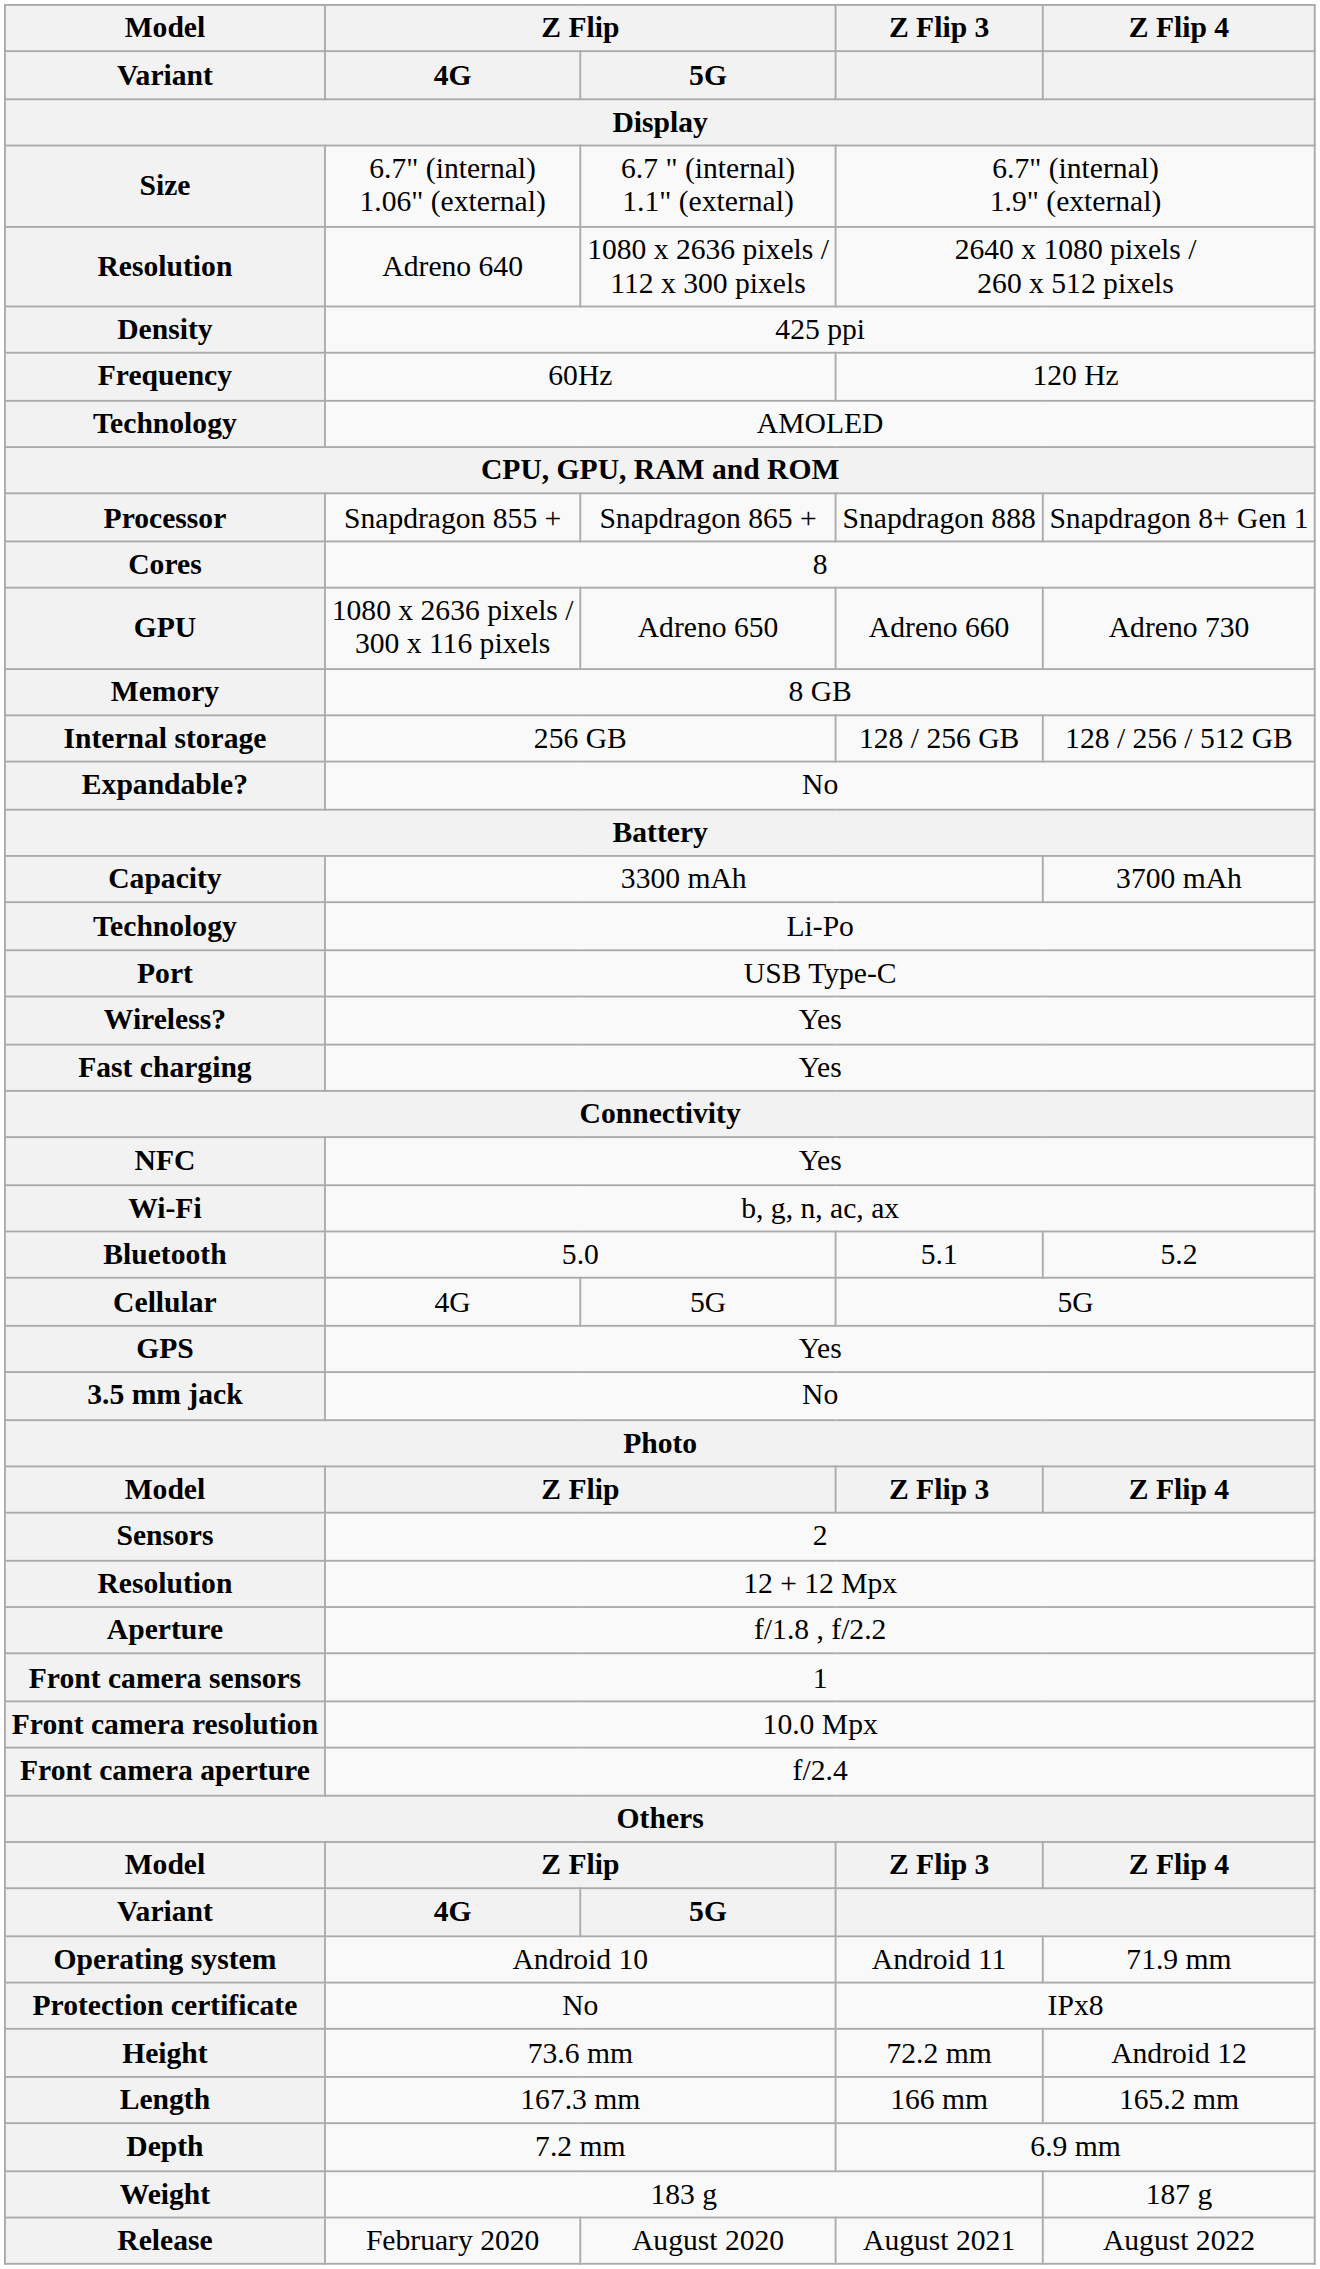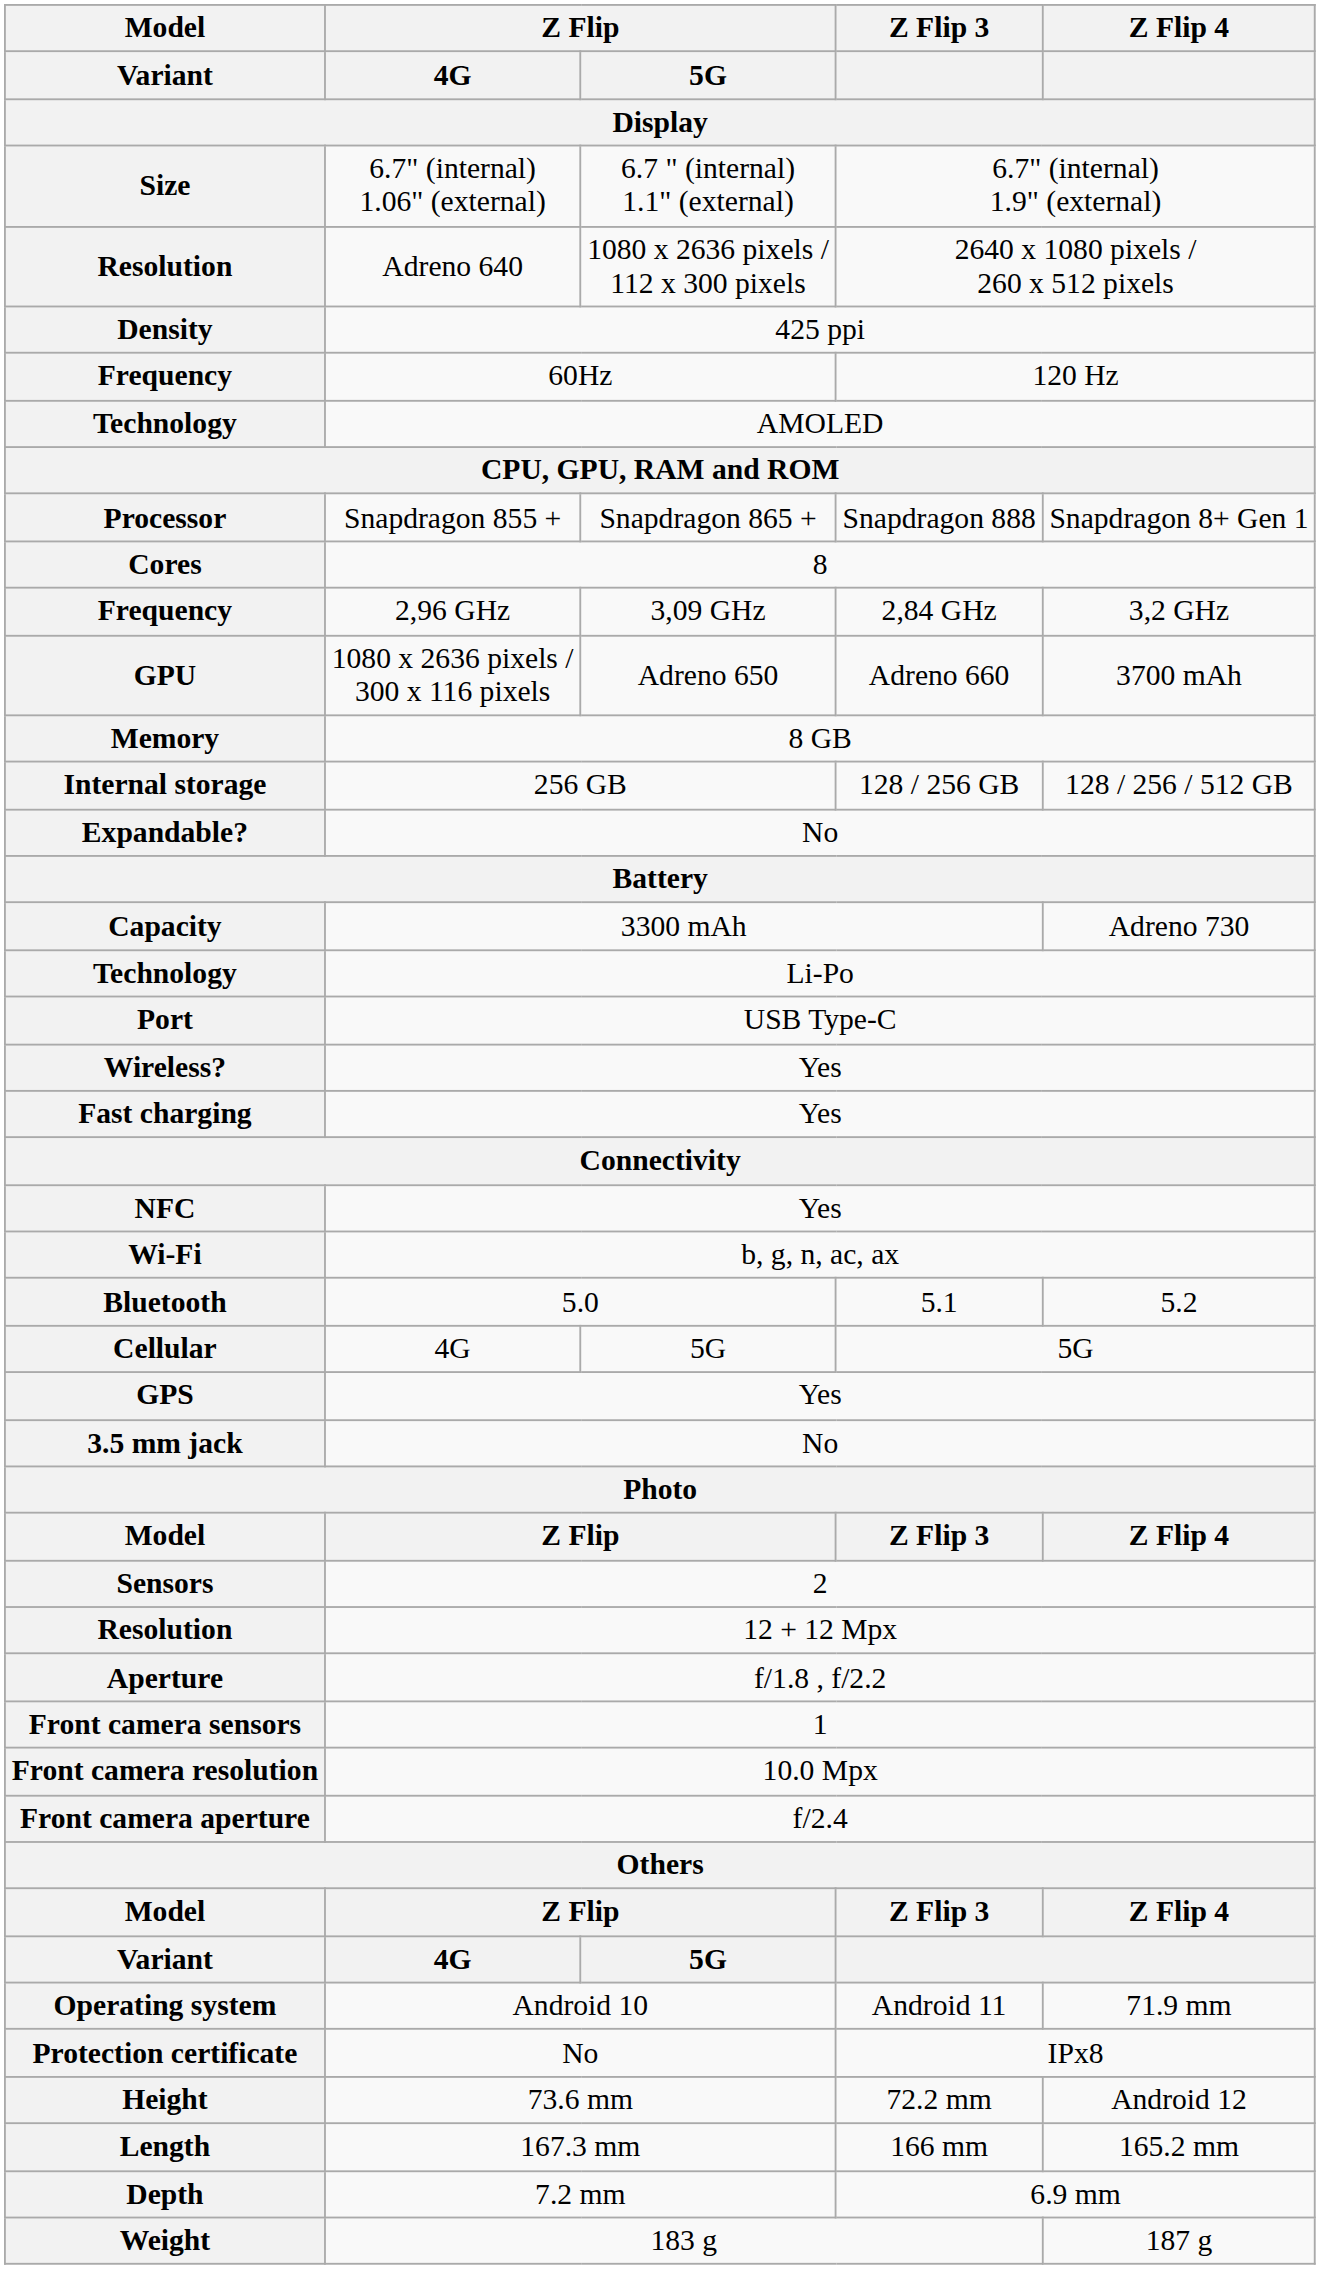+ row: (165, 610)
(1179, 627) Adreno 730 -> (1179, 674) 3700 mAh
(1179, 878) 3700 mAh -> (1179, 925) Adreno 730
- row: (165, 2240)
